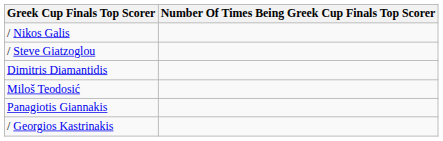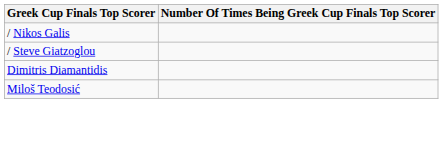- row: (57, 107)
- row: (60, 126)
